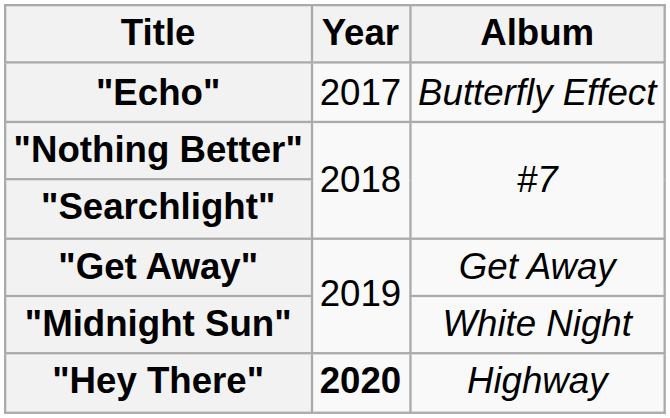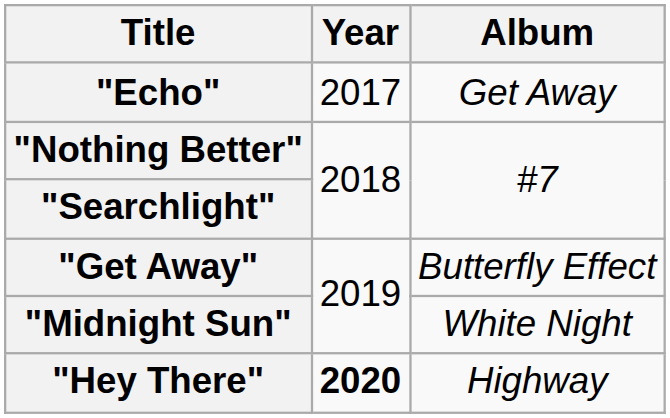(537, 91) Butterfly Effect -> (537, 91) Get Away
(537, 265) Get Away -> (537, 265) Butterfly Effect
